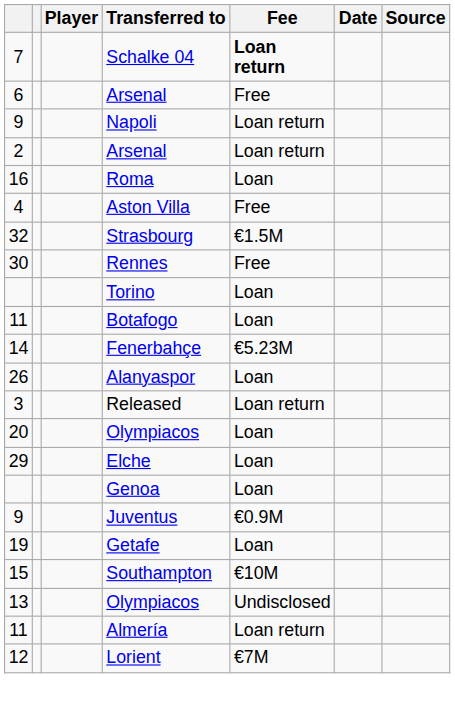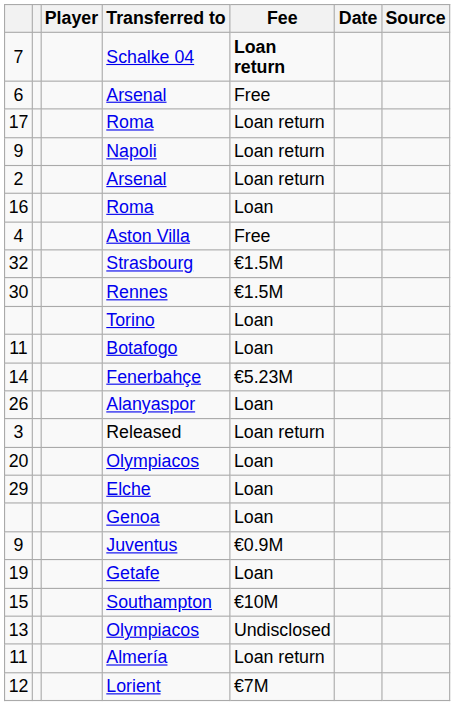+ row: (19, 123)
(252, 263) Free -> (259, 292) €1.5M
